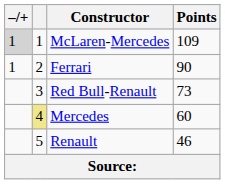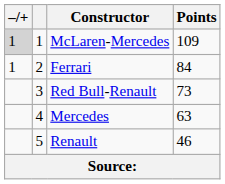(184, 66) 90 -> (184, 66) 84
(39, 116) khaki background -> (39, 116) no background
(184, 116) 60 -> (184, 116) 63
